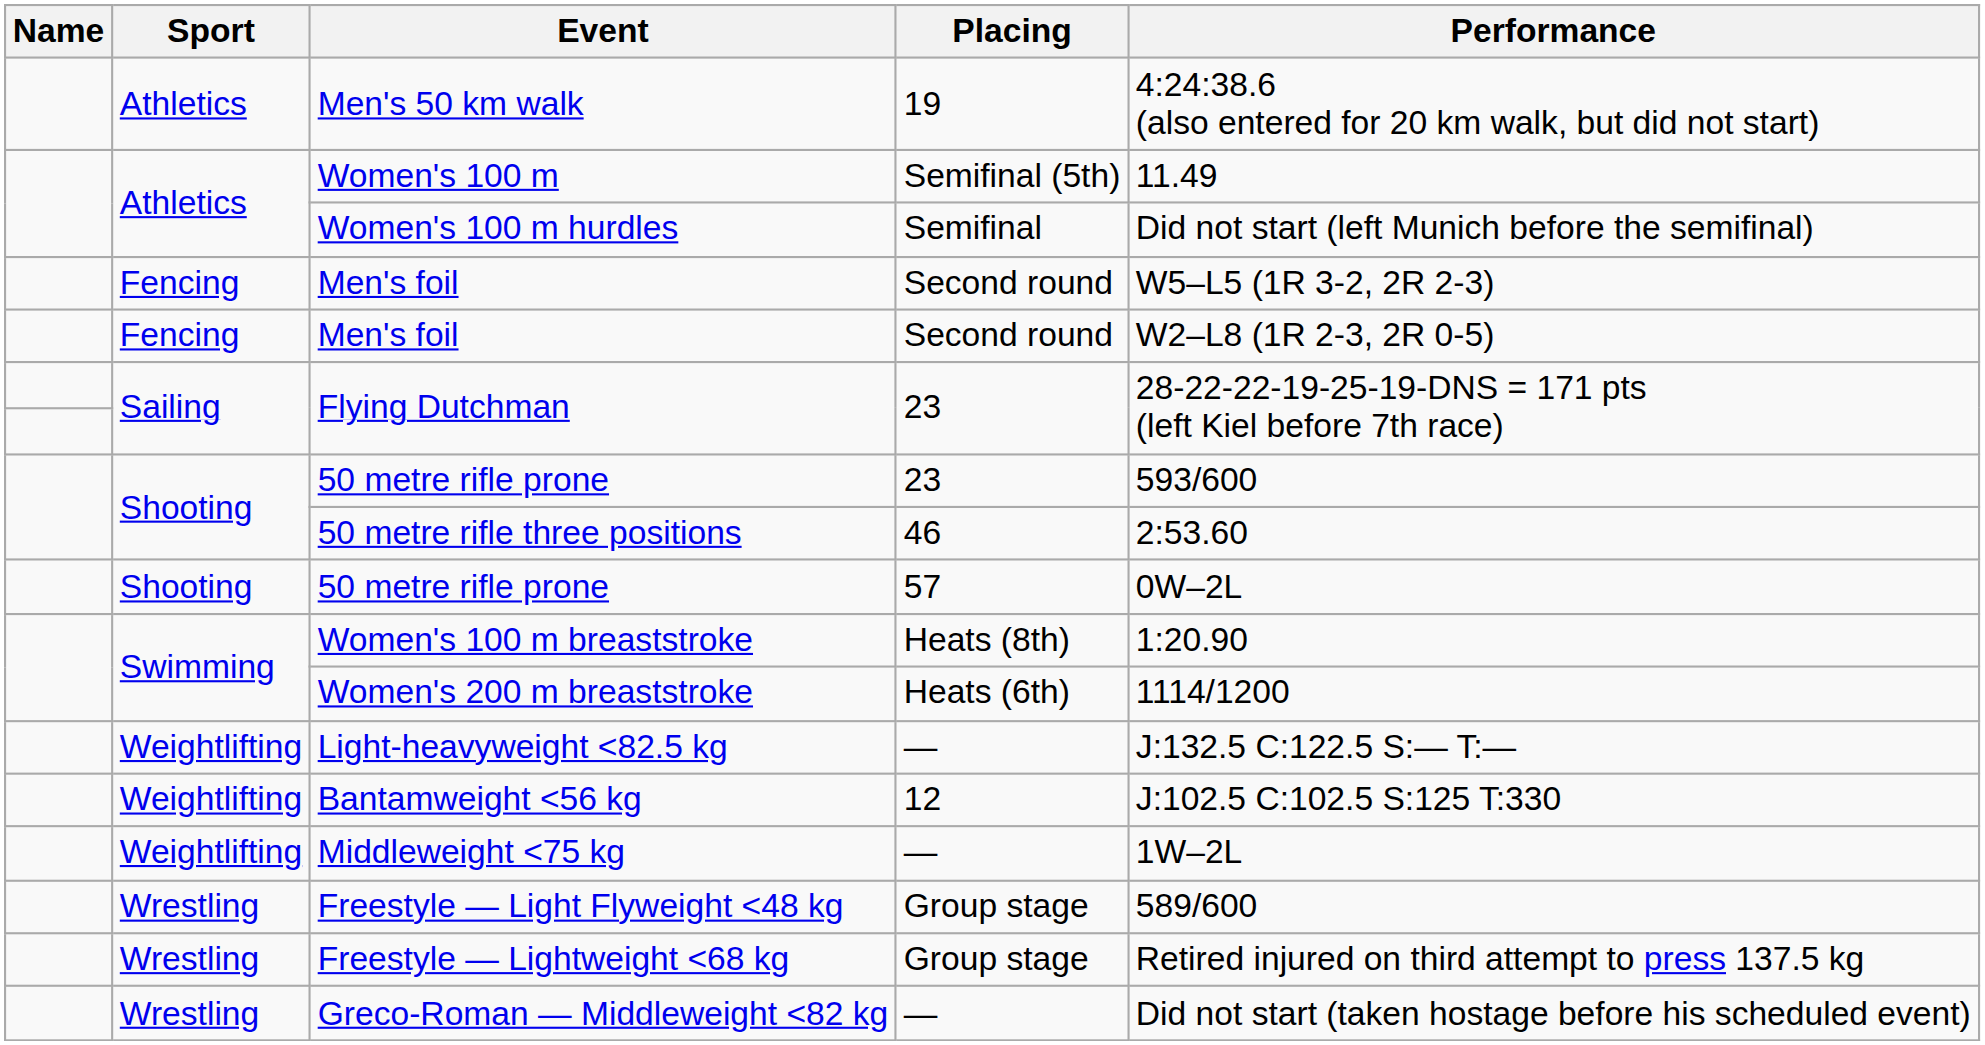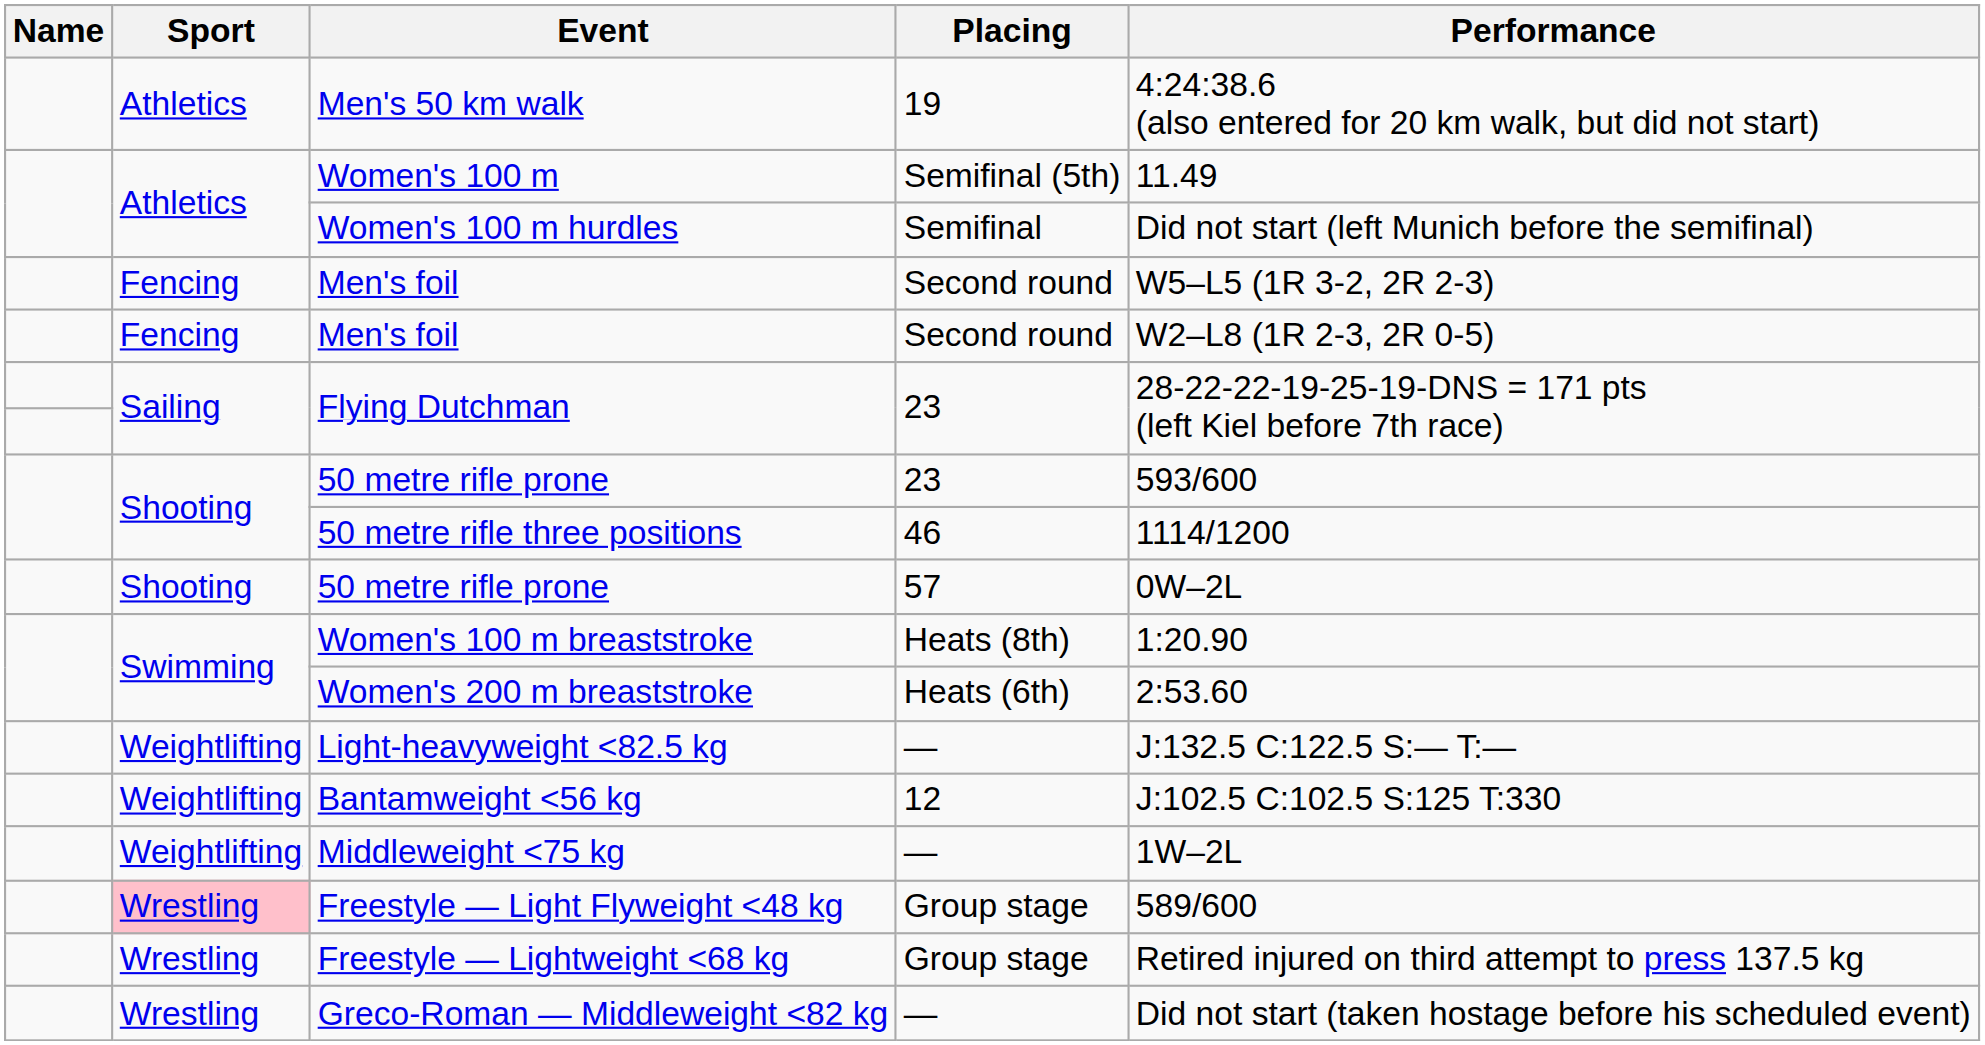(1192, 533) 2:53.60 -> (1213, 533) 1114/1200
(1213, 692) 1114/1200 -> (1192, 692) 2:53.60
(190, 906) no background -> (190, 906) pink background
